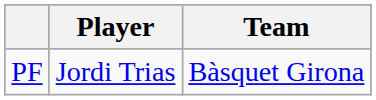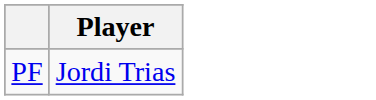- column: (276, 26)
